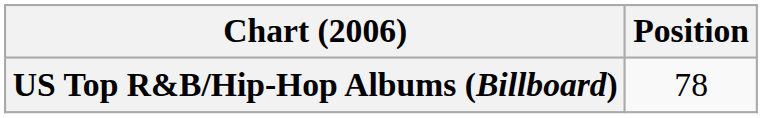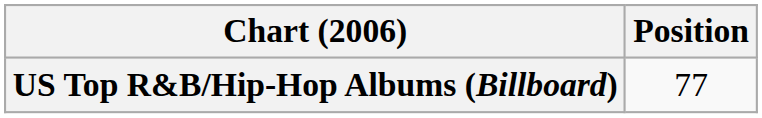(691, 84) 78 -> (691, 84) 77
